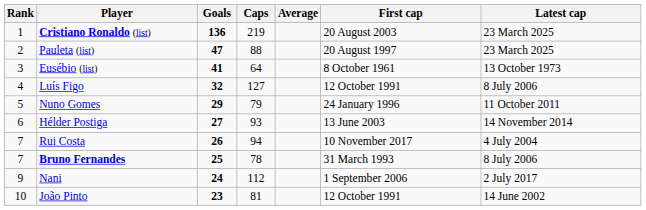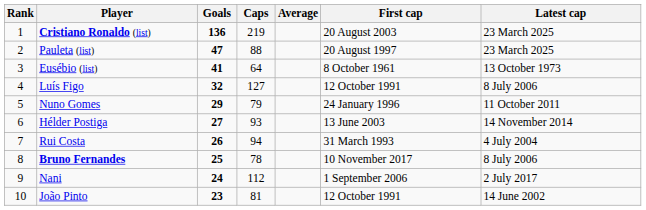(368, 141) 10 November 2017 -> (359, 141) 31 March 1993
(20, 159) 7 -> (20, 159) 8
(359, 159) 31 March 1993 -> (368, 159) 10 November 2017
